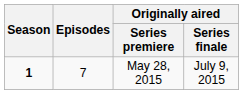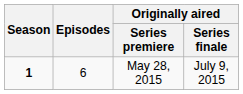(83, 73) 7 -> (83, 73) 6
